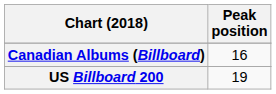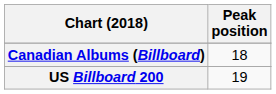(239, 54) 16 -> (239, 54) 18
